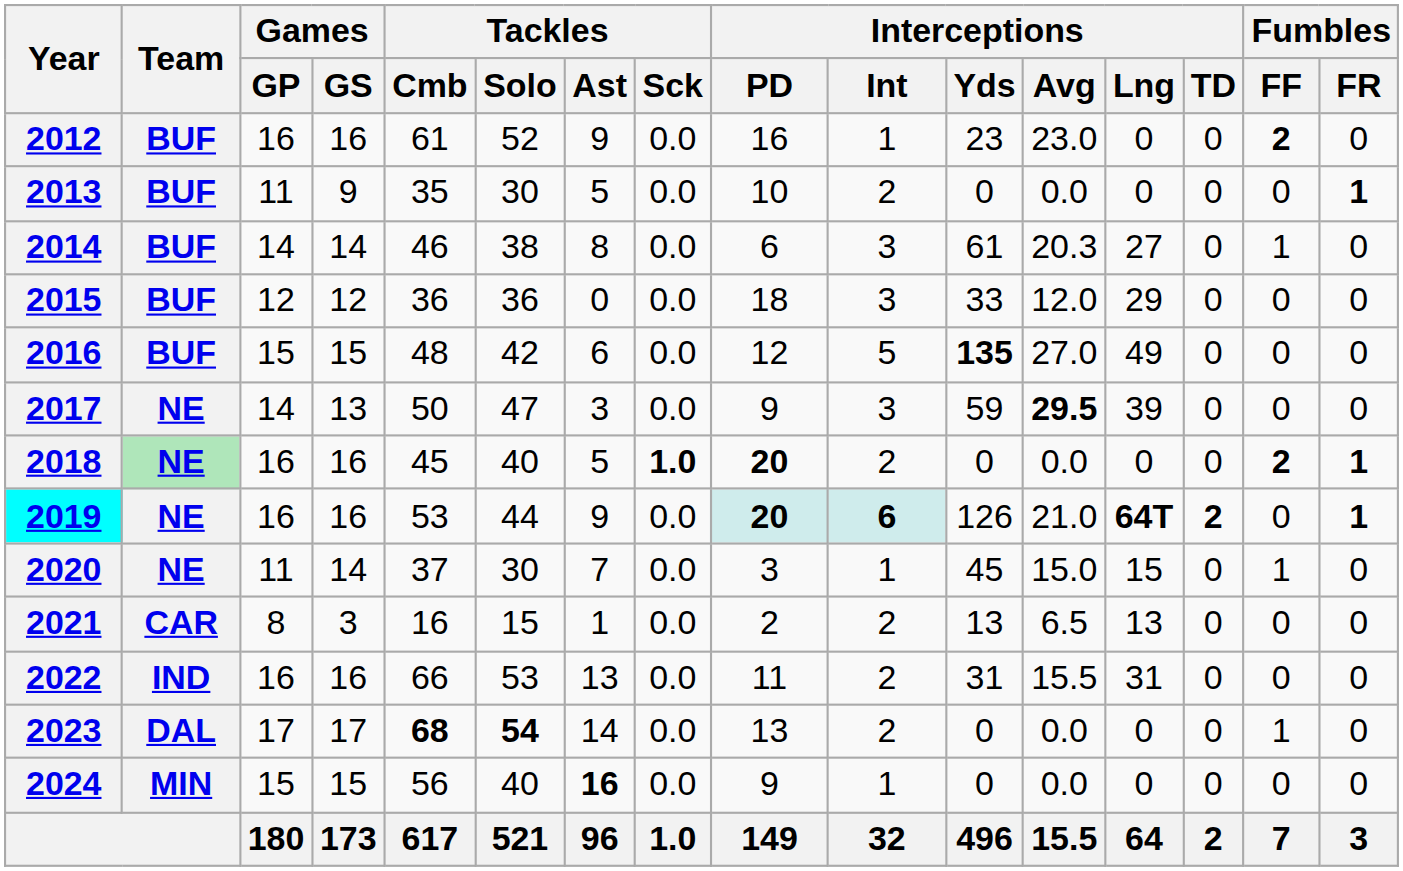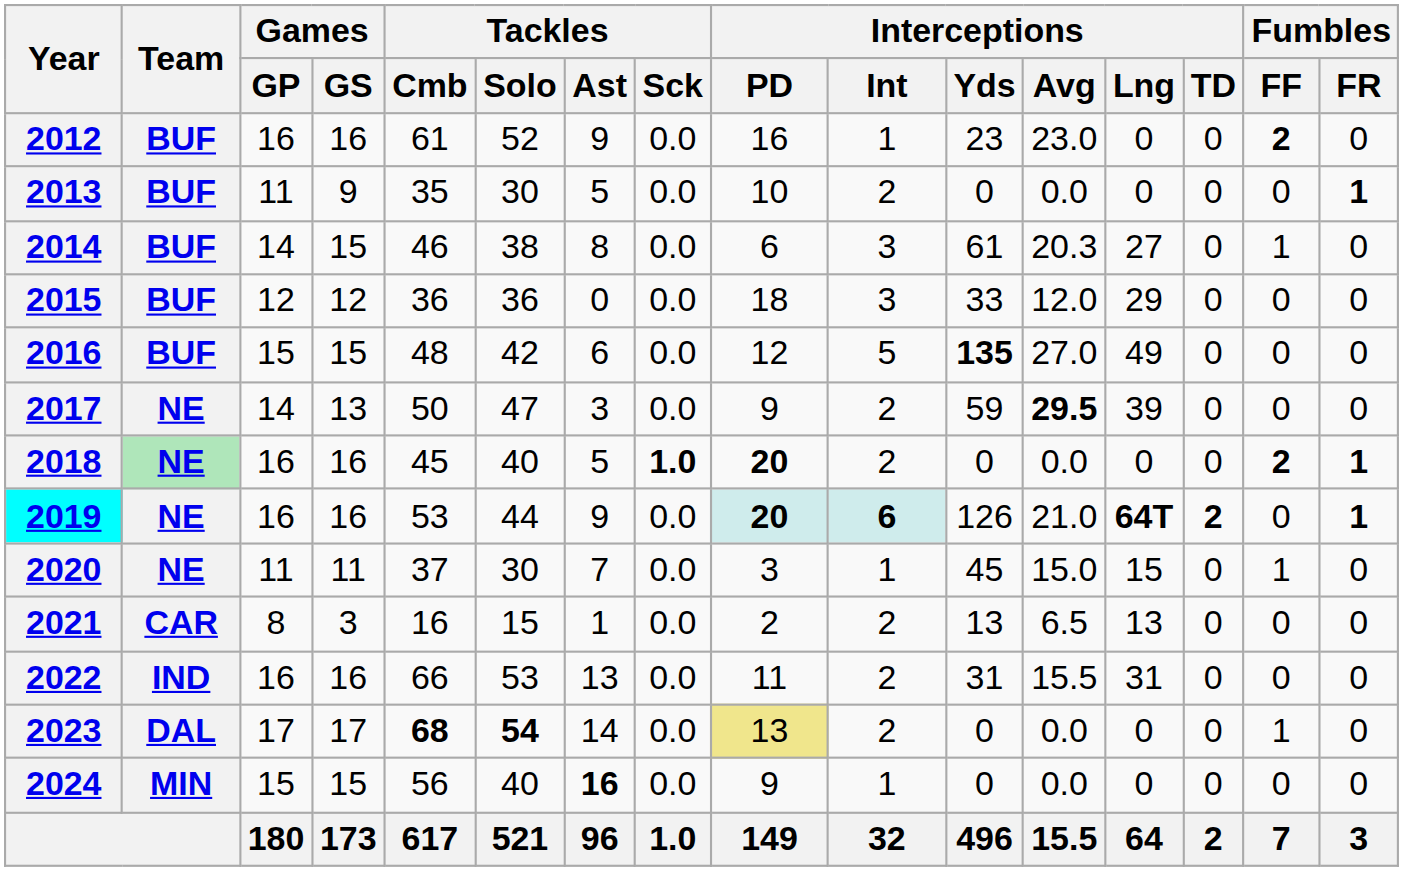(348, 246) 14 -> (348, 246) 15
(887, 407) 3 -> (887, 407) 2
(348, 569) 14 -> (348, 569) 11
(769, 730) no background -> (769, 730) khaki background
